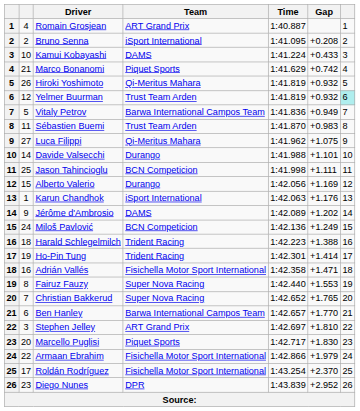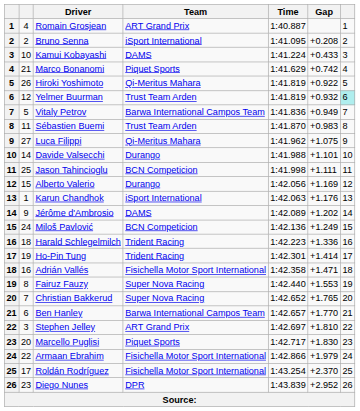(324, 83) +0.932 -> (324, 83) +0.922
(324, 241) +1.388 -> (324, 241) +1.336
